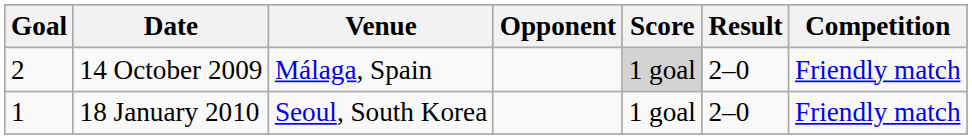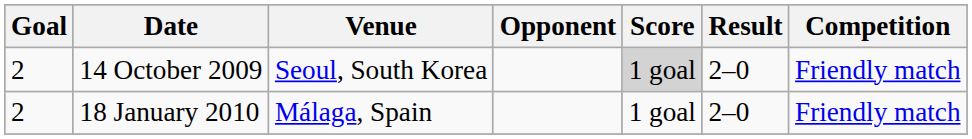(353, 69) Málaga, Spain -> (381, 69) Seoul, South Korea
(18, 112) 1 -> (18, 112) 2
(381, 112) Seoul, South Korea -> (353, 112) Málaga, Spain
